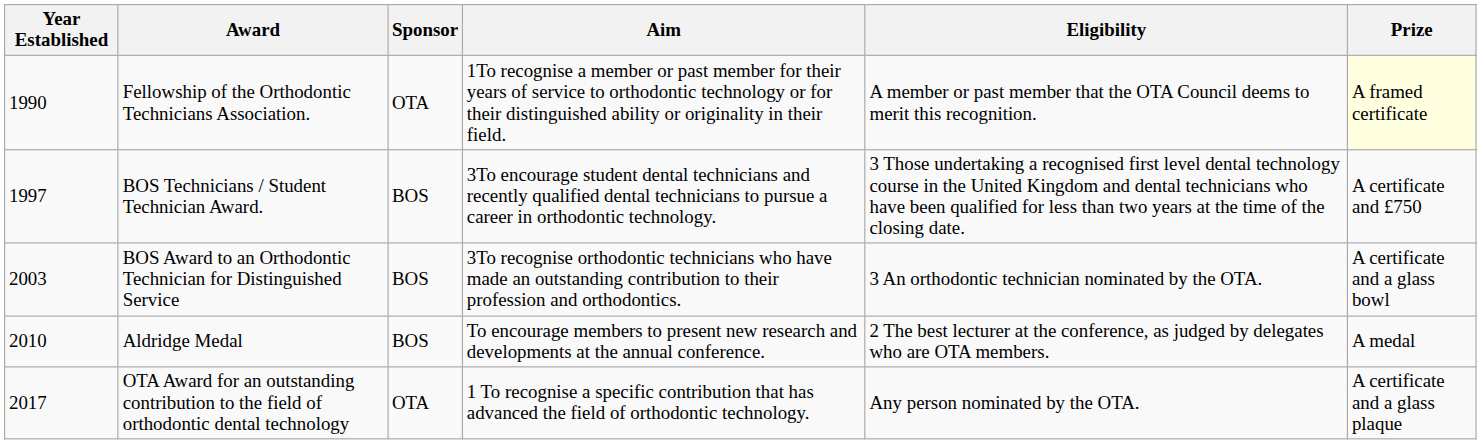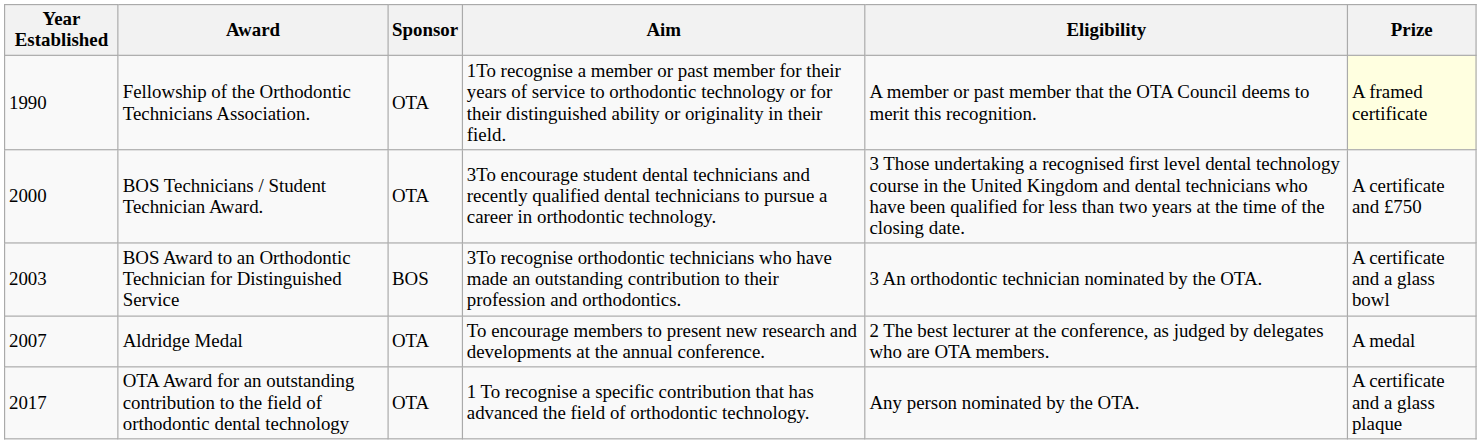(28, 196) 1997 -> (28, 196) 2000
(410, 196) BOS -> (411, 196) OTA
(28, 341) 2010 -> (28, 341) 2007
(410, 341) BOS -> (411, 341) OTA
